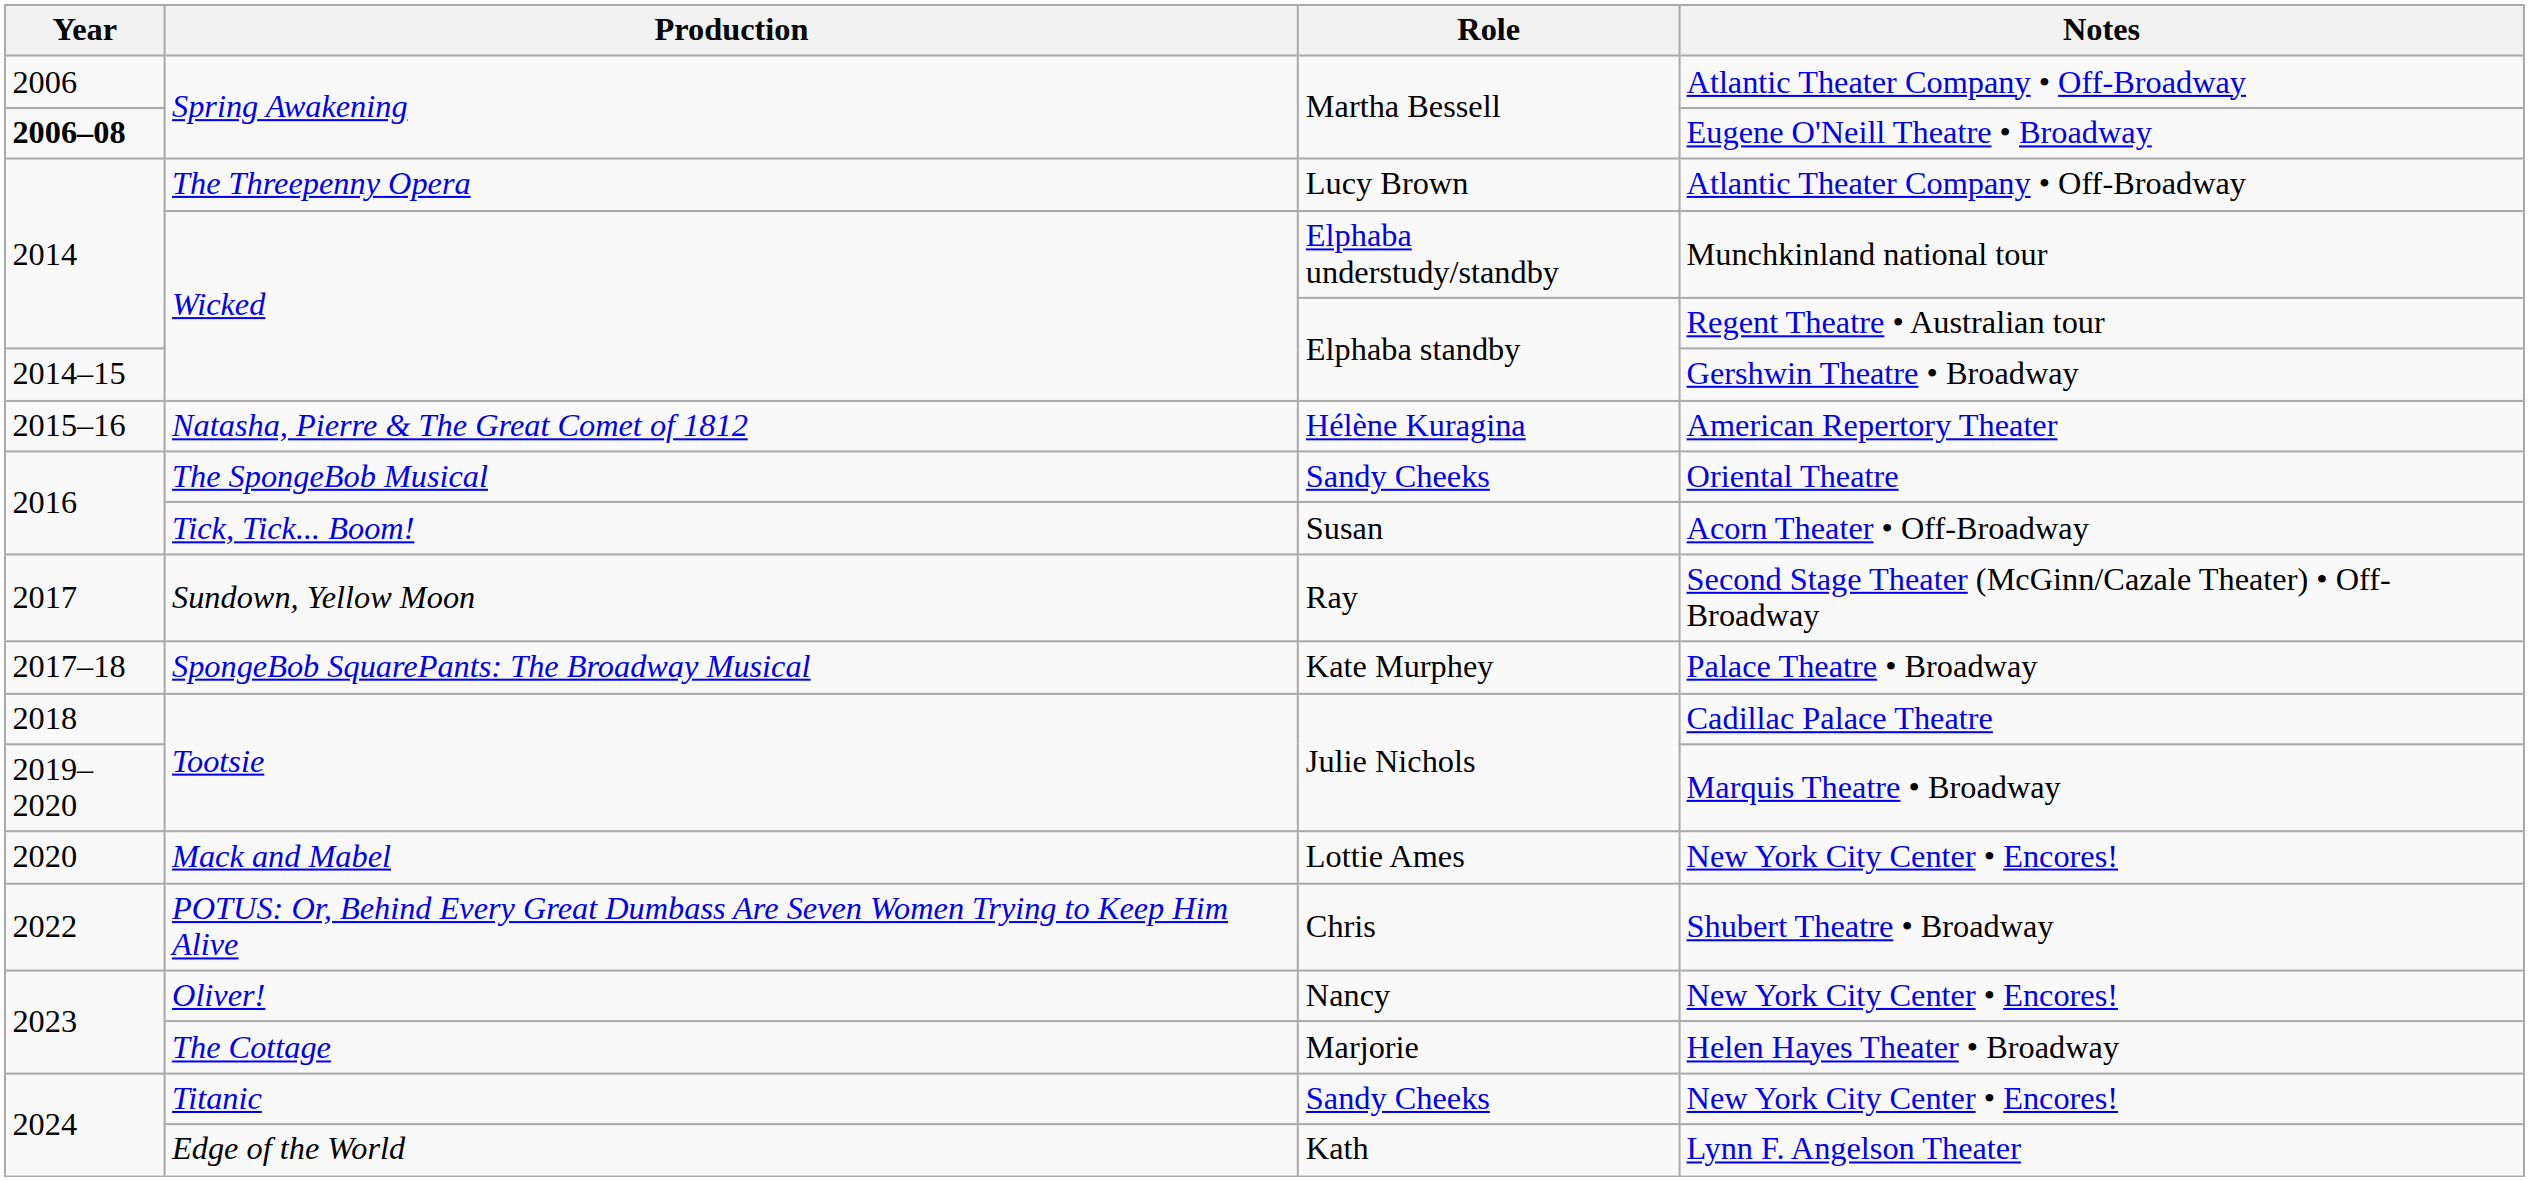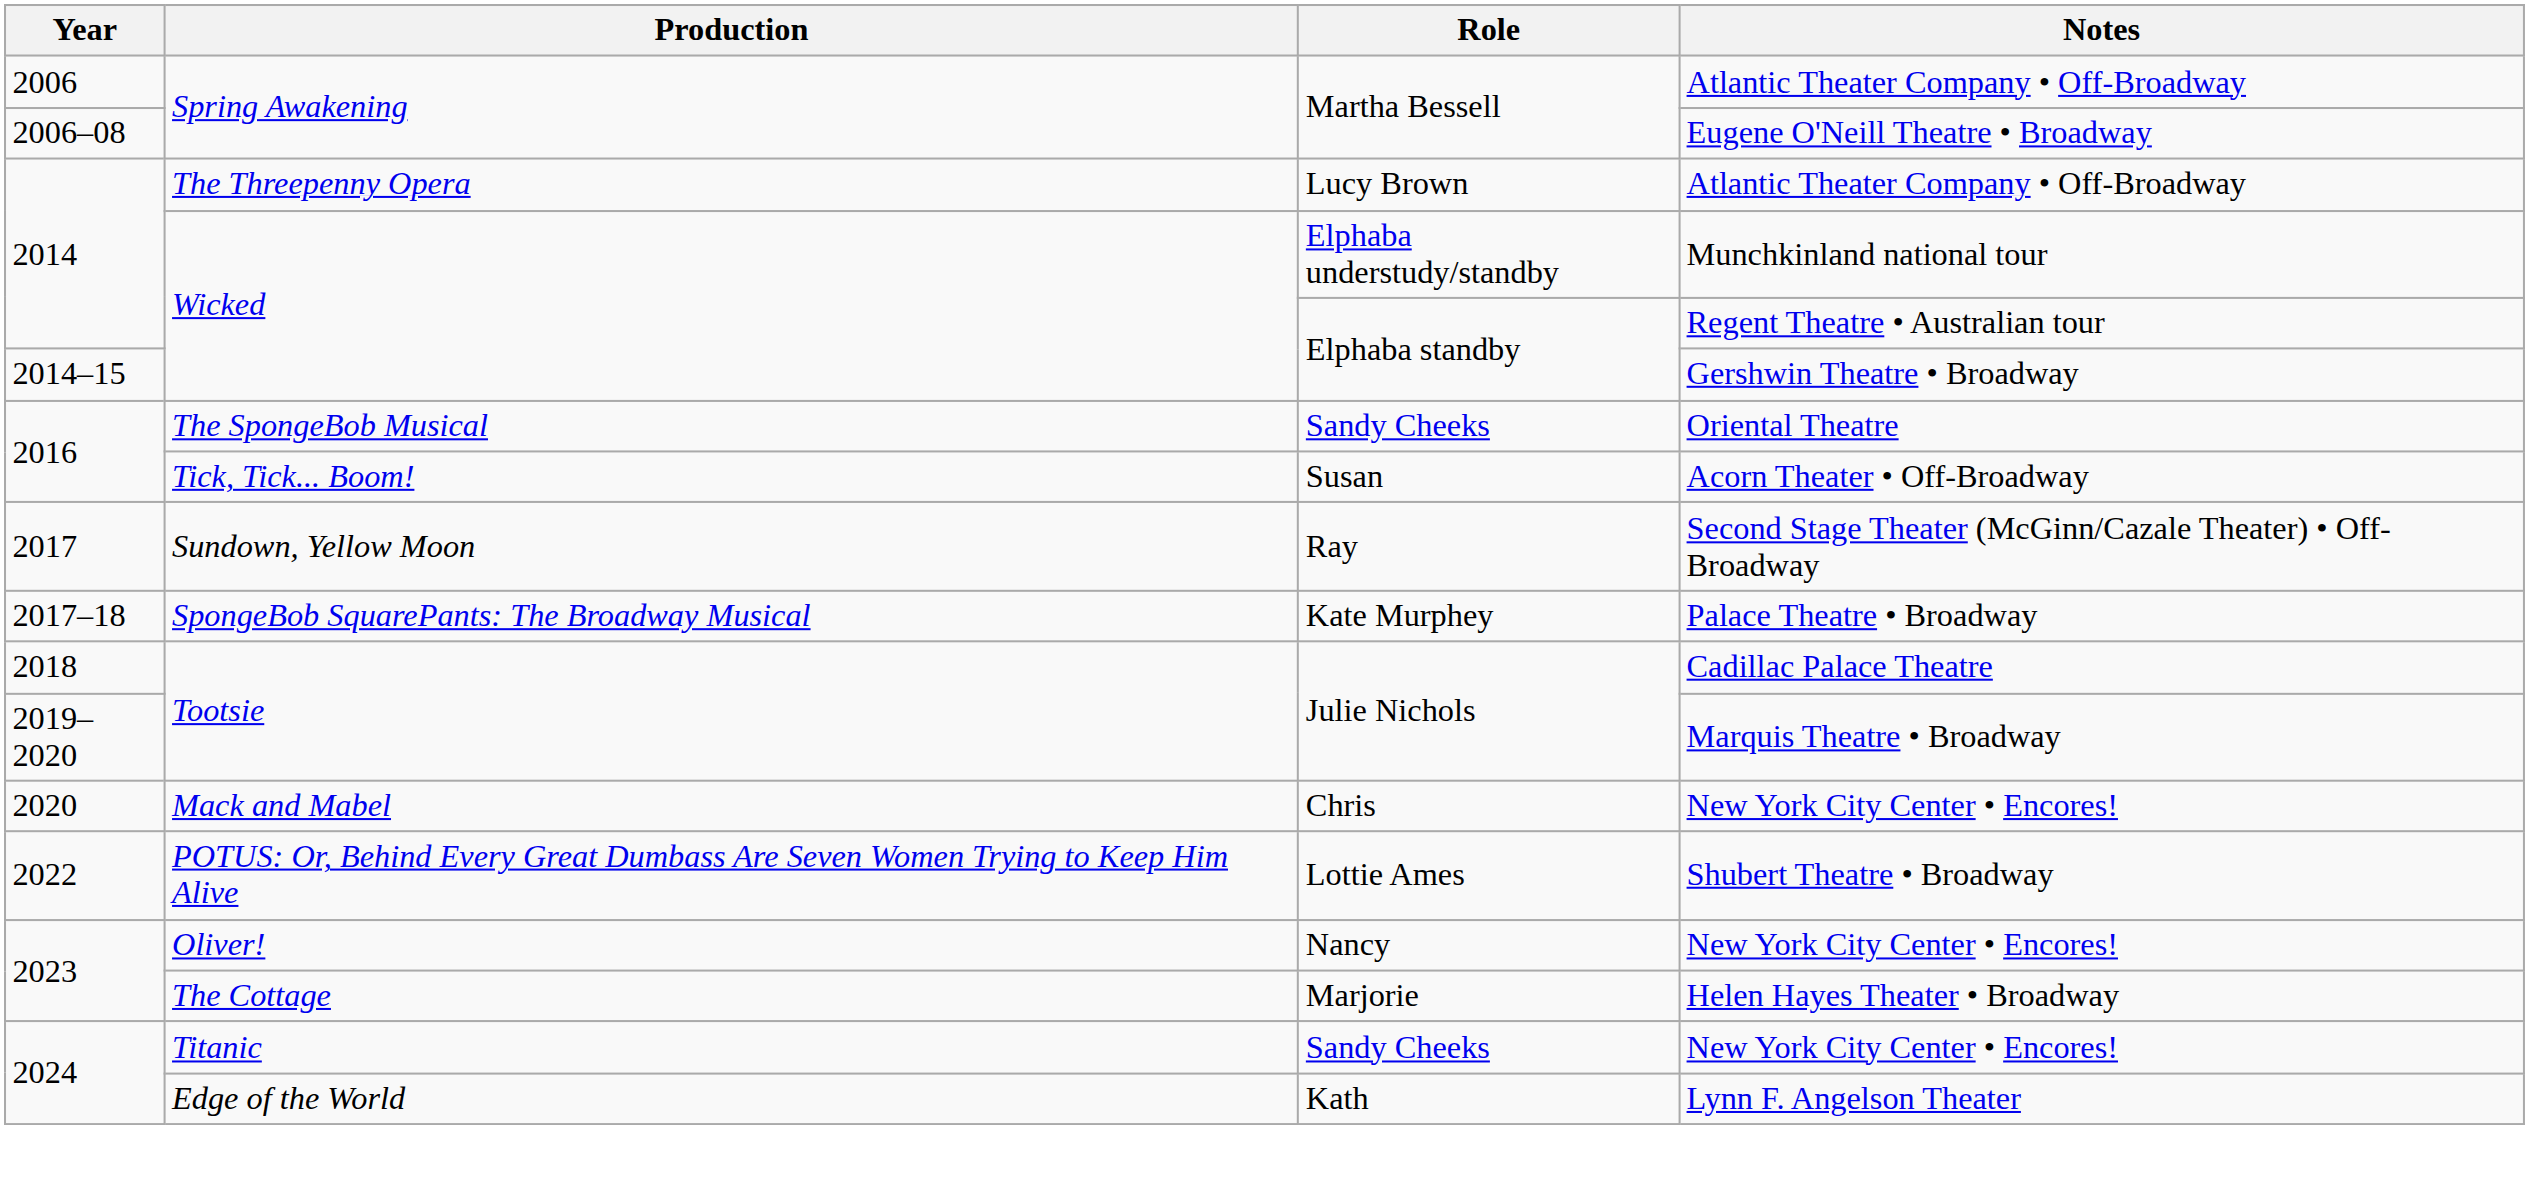(69, 132) bold -> (69, 132) normal
- row: (460, 425)
(1385, 856) Lottie Ames -> (1341, 805) Chris
(1341, 926) Chris -> (1385, 874) Lottie Ames
